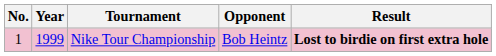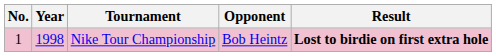(50, 40) 1999 -> (50, 40) 1998
